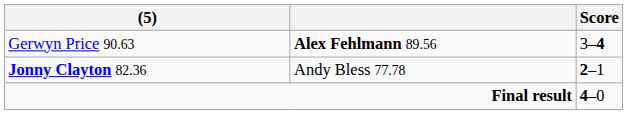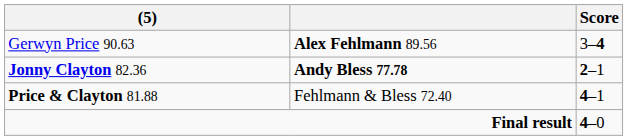(350, 69) normal -> (351, 69) bold
+ row: (83, 95)
